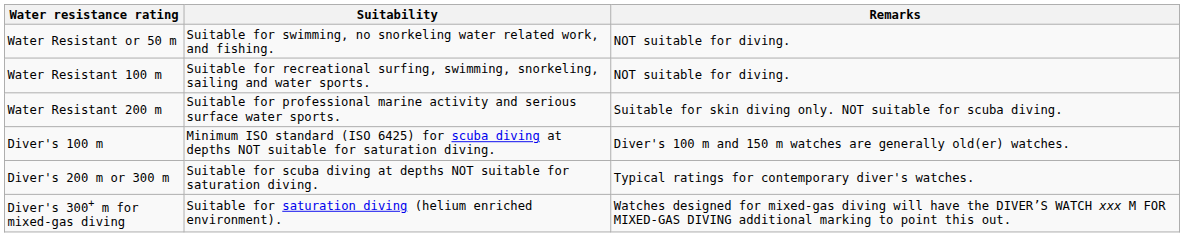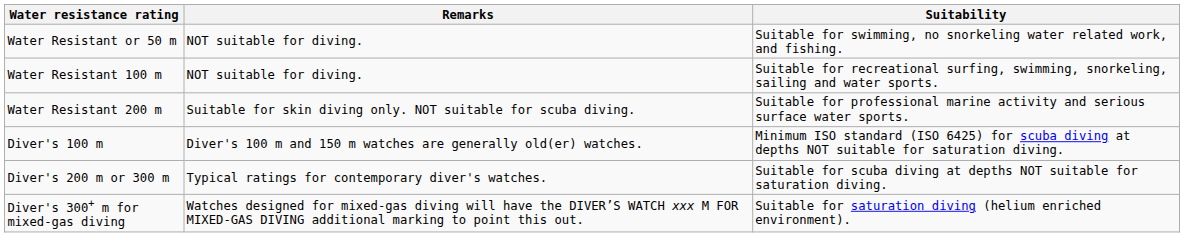columns swapped: (397, 14) <-> (895, 14)
